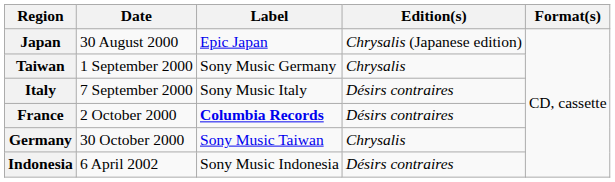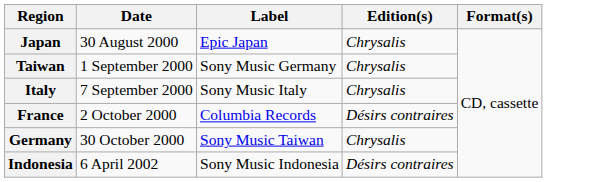(434, 41) Chrysalis (Japanese edition) -> (376, 41) Chrysalis
(400, 90) Désirs contraires -> (376, 90) Chrysalis
(262, 115) bold -> (258, 115) normal
